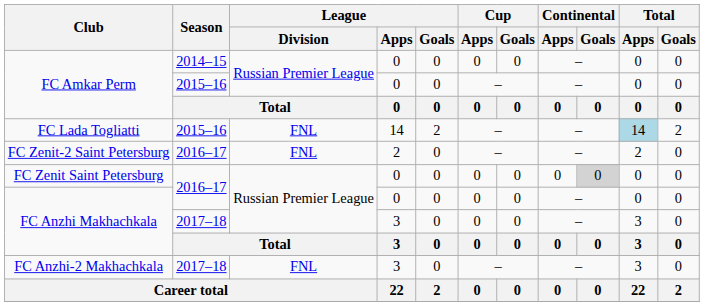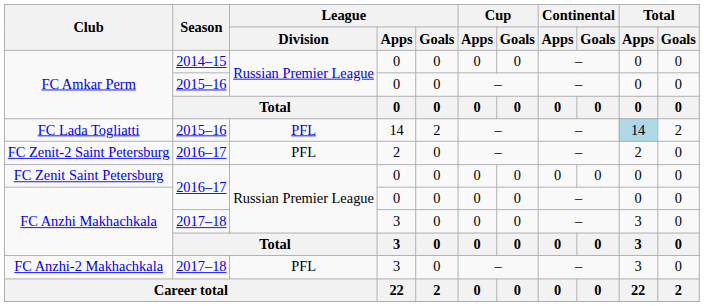(304, 130) FNL -> (304, 130) PFL
(304, 152) FNL -> (304, 152) PFL
(598, 175) lightgrey background -> (598, 175) no background
(304, 267) FNL -> (304, 267) PFL
